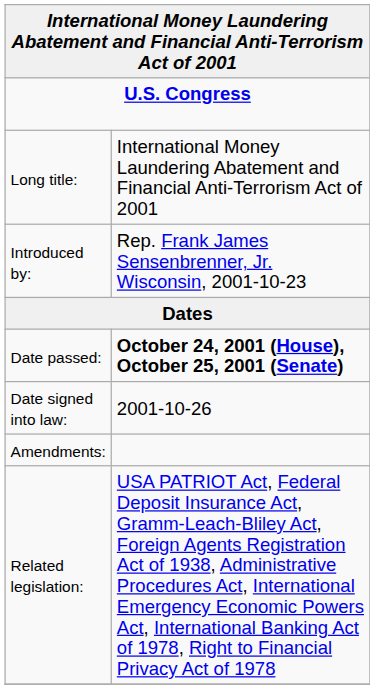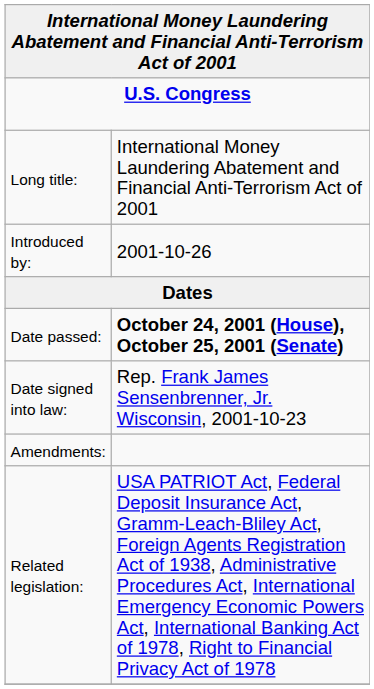(212, 261) Rep. Frank James Sensenbrenner, Jr. Wisconsin, 2001-10-23 -> (164, 250) 2001-10-26
(164, 408) 2001-10-26 -> (212, 397) Rep. Frank James Sensenbrenner, Jr. Wisconsin, 2001-10-23
